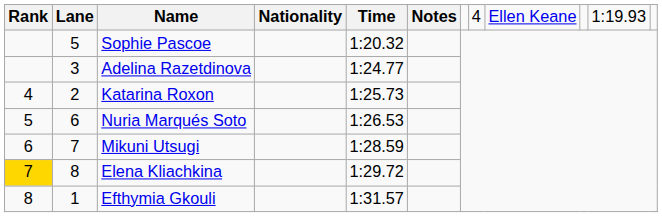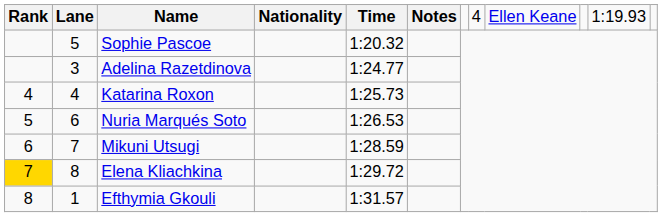(75, 95) 2 -> (75, 95) 4
